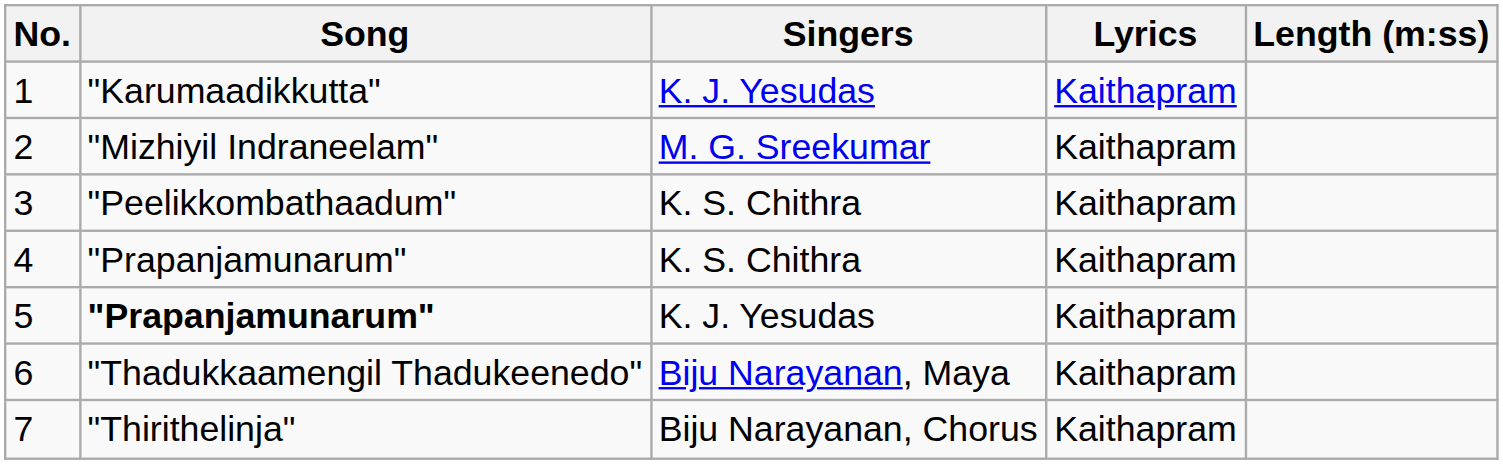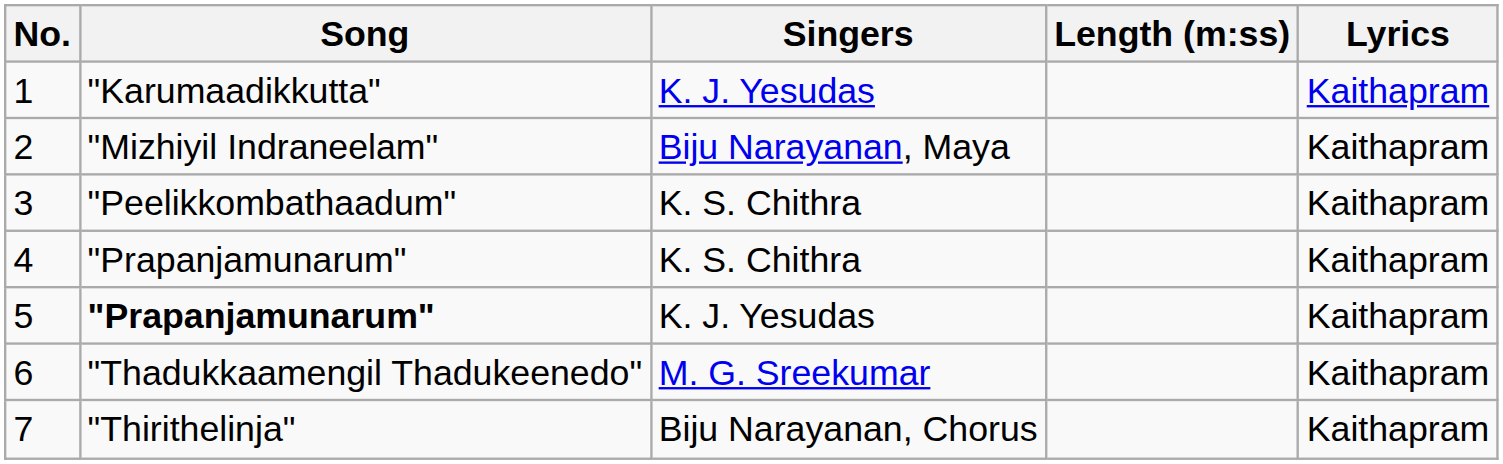columns swapped: (1145, 34) <-> (1371, 34)
(795, 147) M. G. Sreekumar -> (834, 147) Biju Narayanan, Maya
(834, 373) Biju Narayanan, Maya -> (795, 373) M. G. Sreekumar
